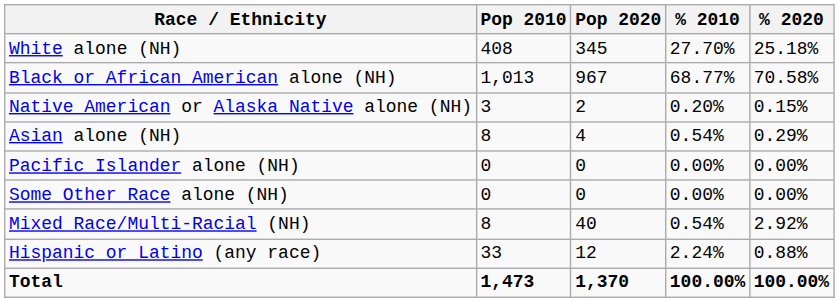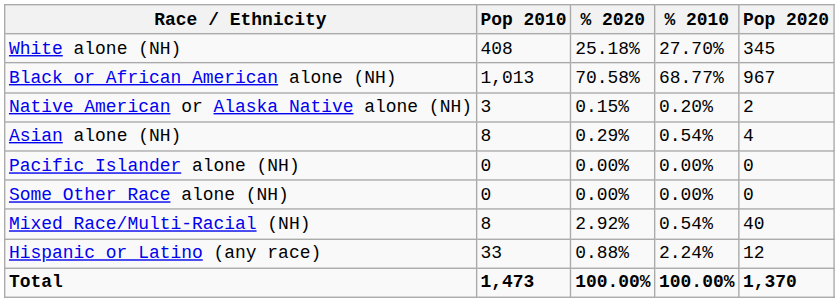columns swapped: (618, 19) <-> (791, 19)
